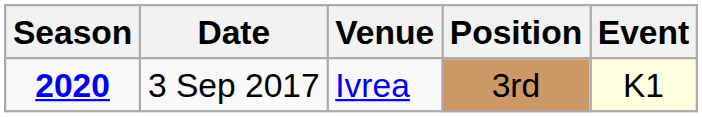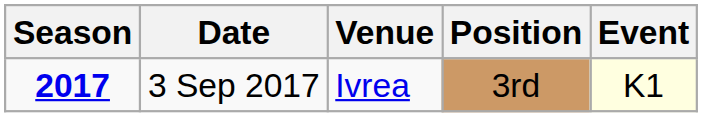(73, 85) 2020 -> (73, 85) 2017
